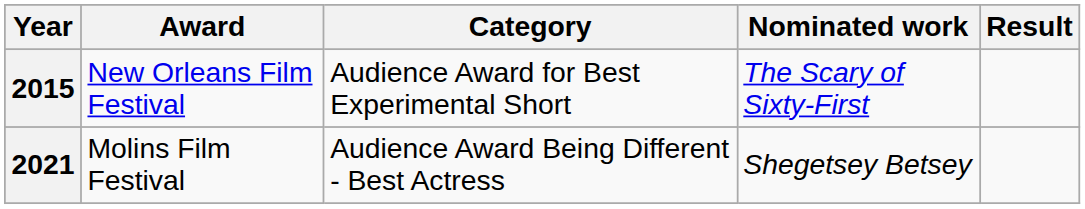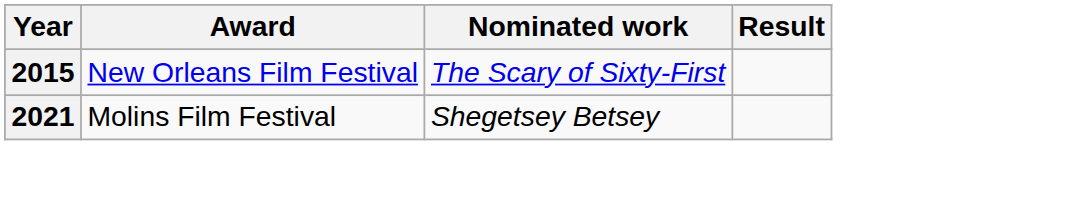- column: (530, 26)
